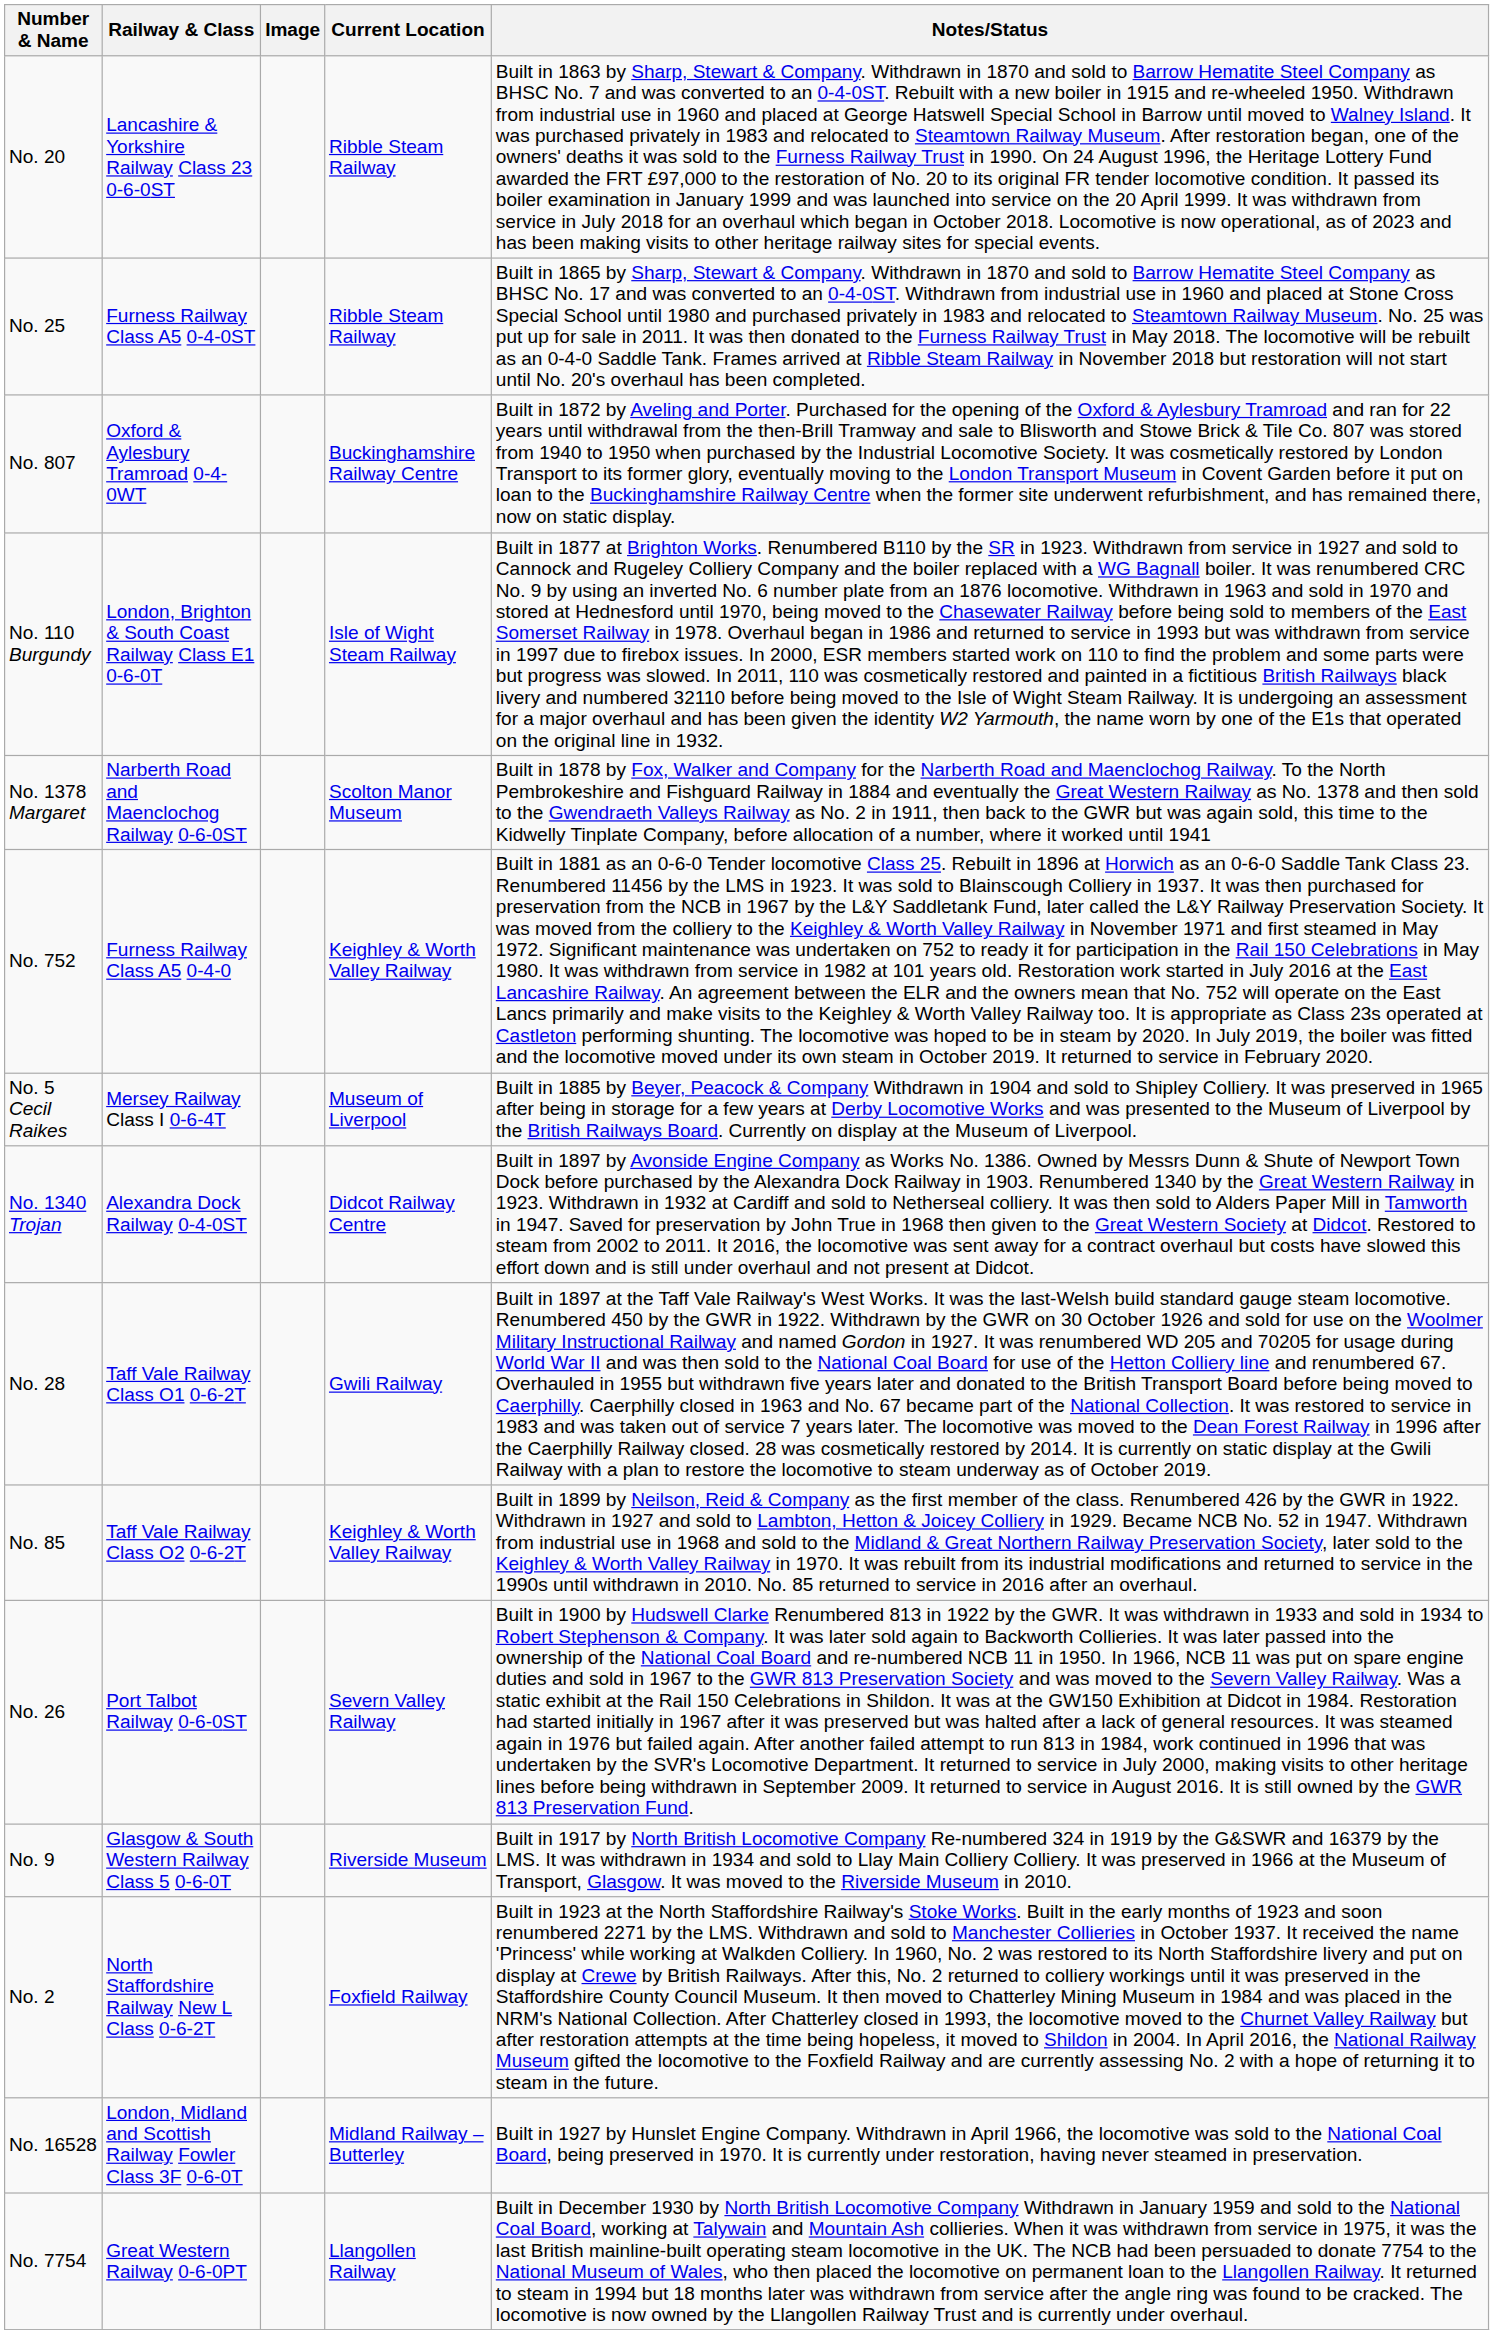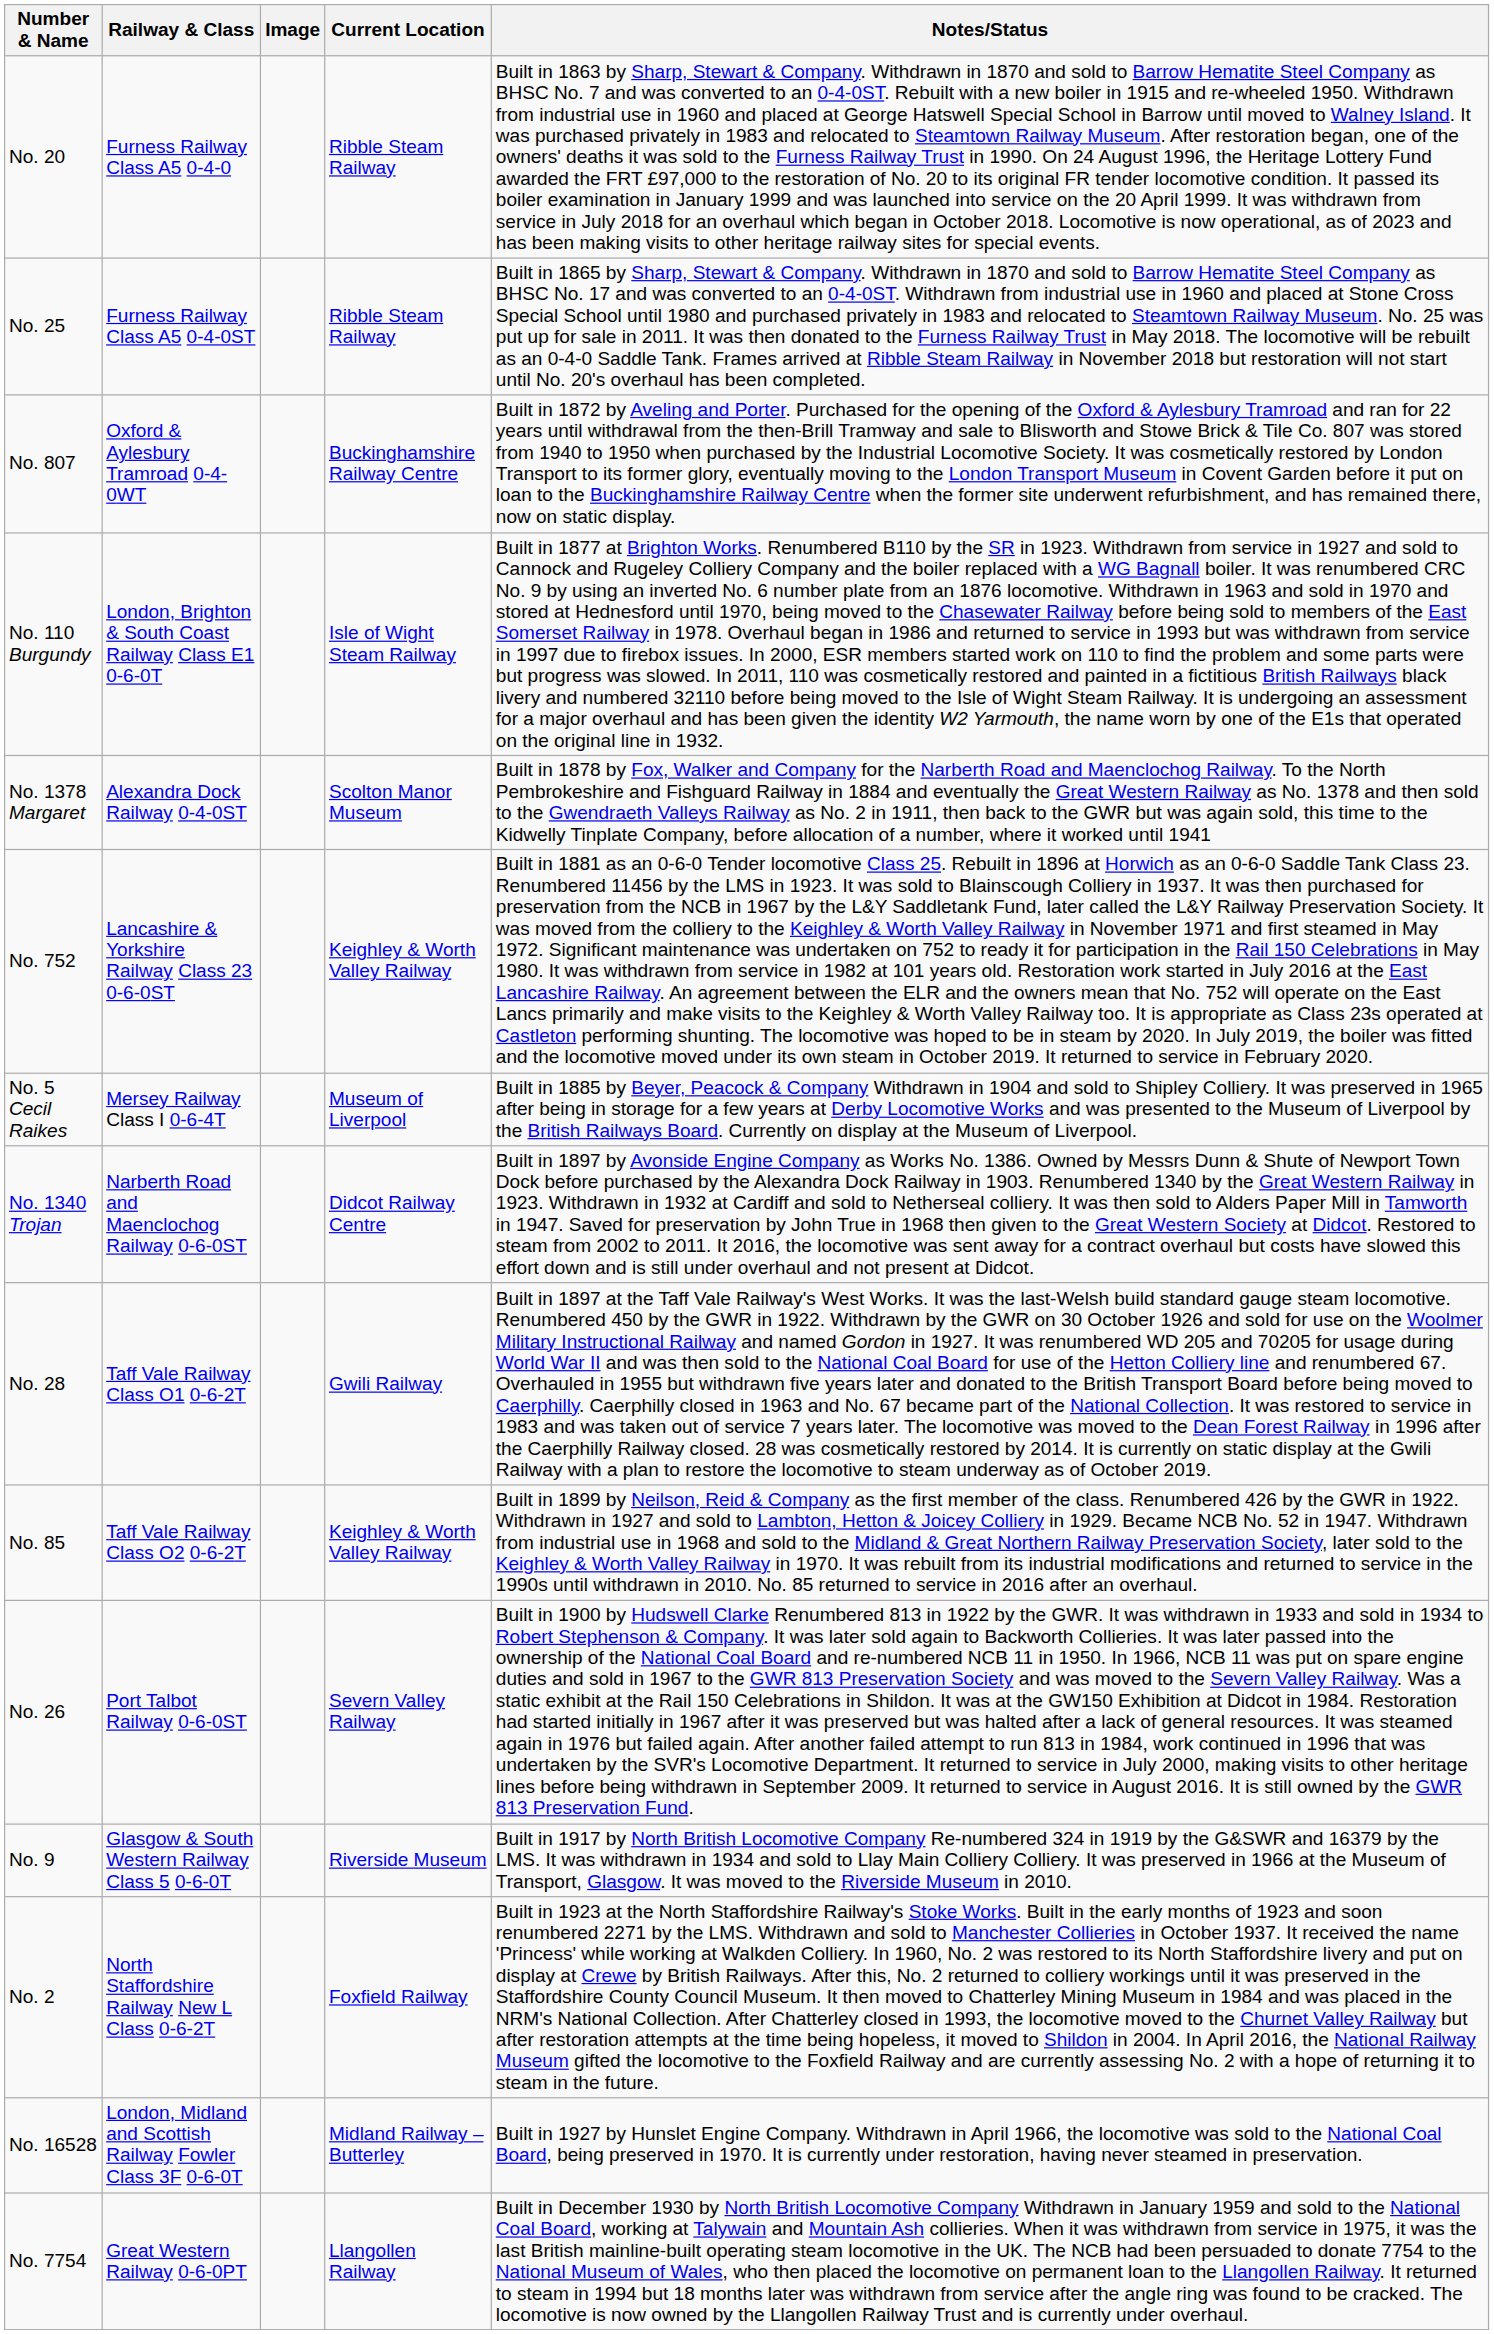(179, 156) Lancashire & Yorkshire Railway Class 23 0-6-0ST -> (177, 156) Furness Railway Class A5 0-4-0
(177, 802) Narberth Road and Maenclochog Railway 0-6-0ST -> (177, 802) Alexandra Dock Railway 0-4-0ST
(177, 961) Furness Railway Class A5 0-4-0 -> (179, 961) Lancashire & Yorkshire Railway Class 23 0-6-0ST
(177, 1214) Alexandra Dock Railway 0-4-0ST -> (177, 1214) Narberth Road and Maenclochog Railway 0-6-0ST
